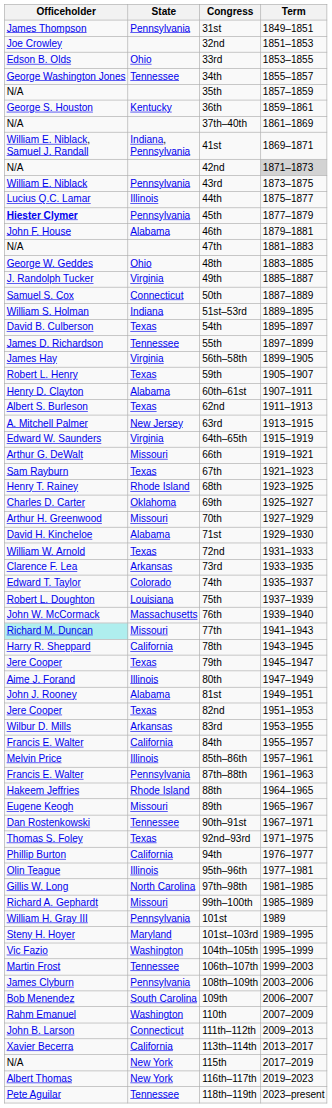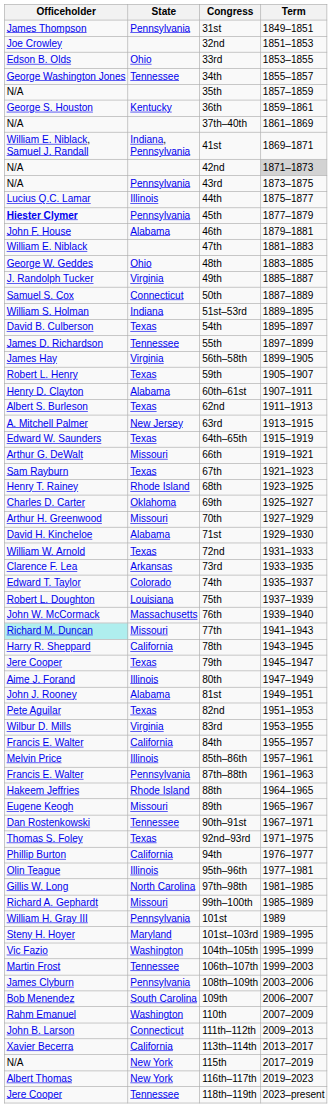(47, 183) William E. Niblack -> (15, 183) N/A
(15, 247) N/A -> (47, 247) William E. Niblack
(147, 439) Virginia -> (143, 439) Texas
(34, 711) Jere Cooper -> (34, 711) Pete Aguilar
(151, 727) Arkansas -> (147, 727) Virginia
(34, 1094) Pete Aguilar -> (34, 1094) Jere Cooper
